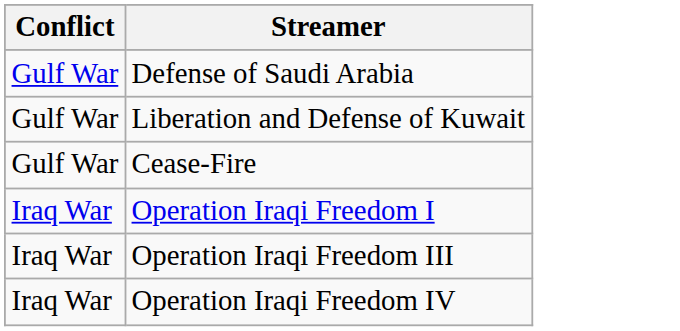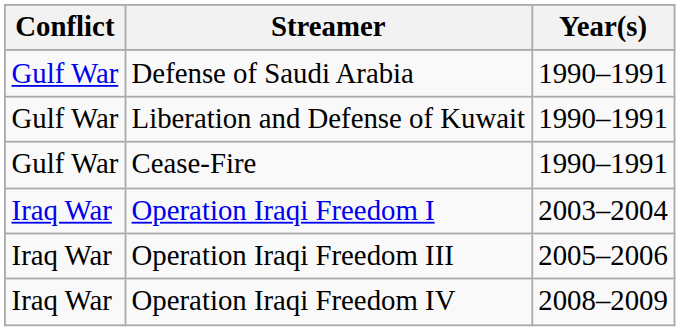+ column: (603, 27)
